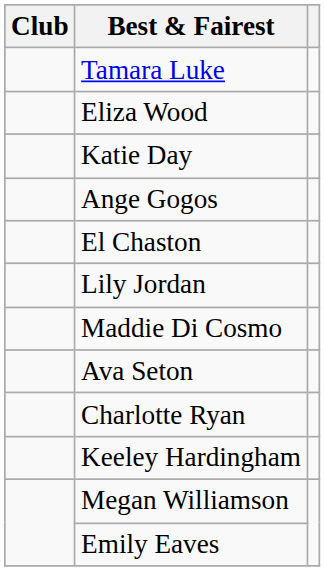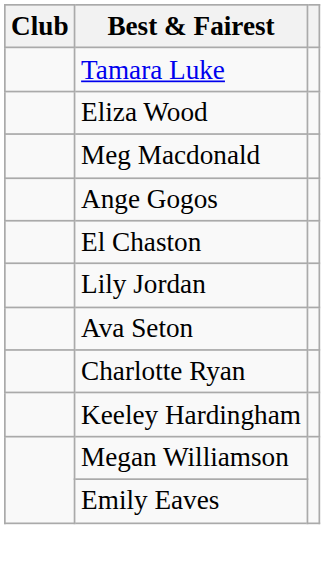+ row: (171, 155)
- row: (137, 155)
- row: (182, 328)
